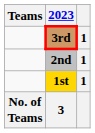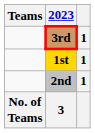rows swapped: (61, 81) <-> (61, 60)
